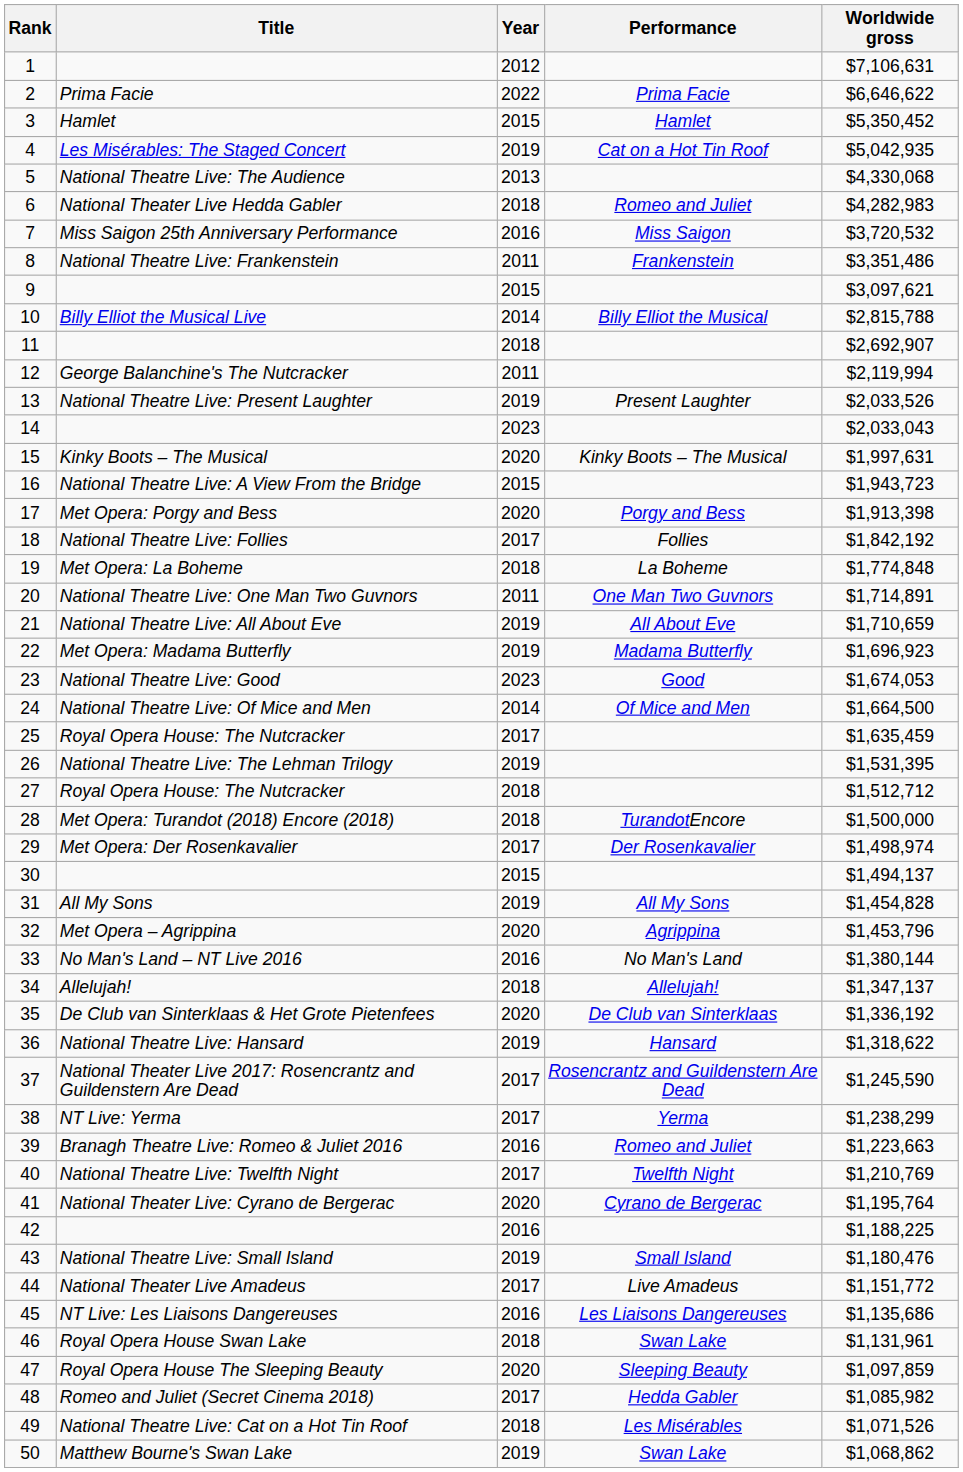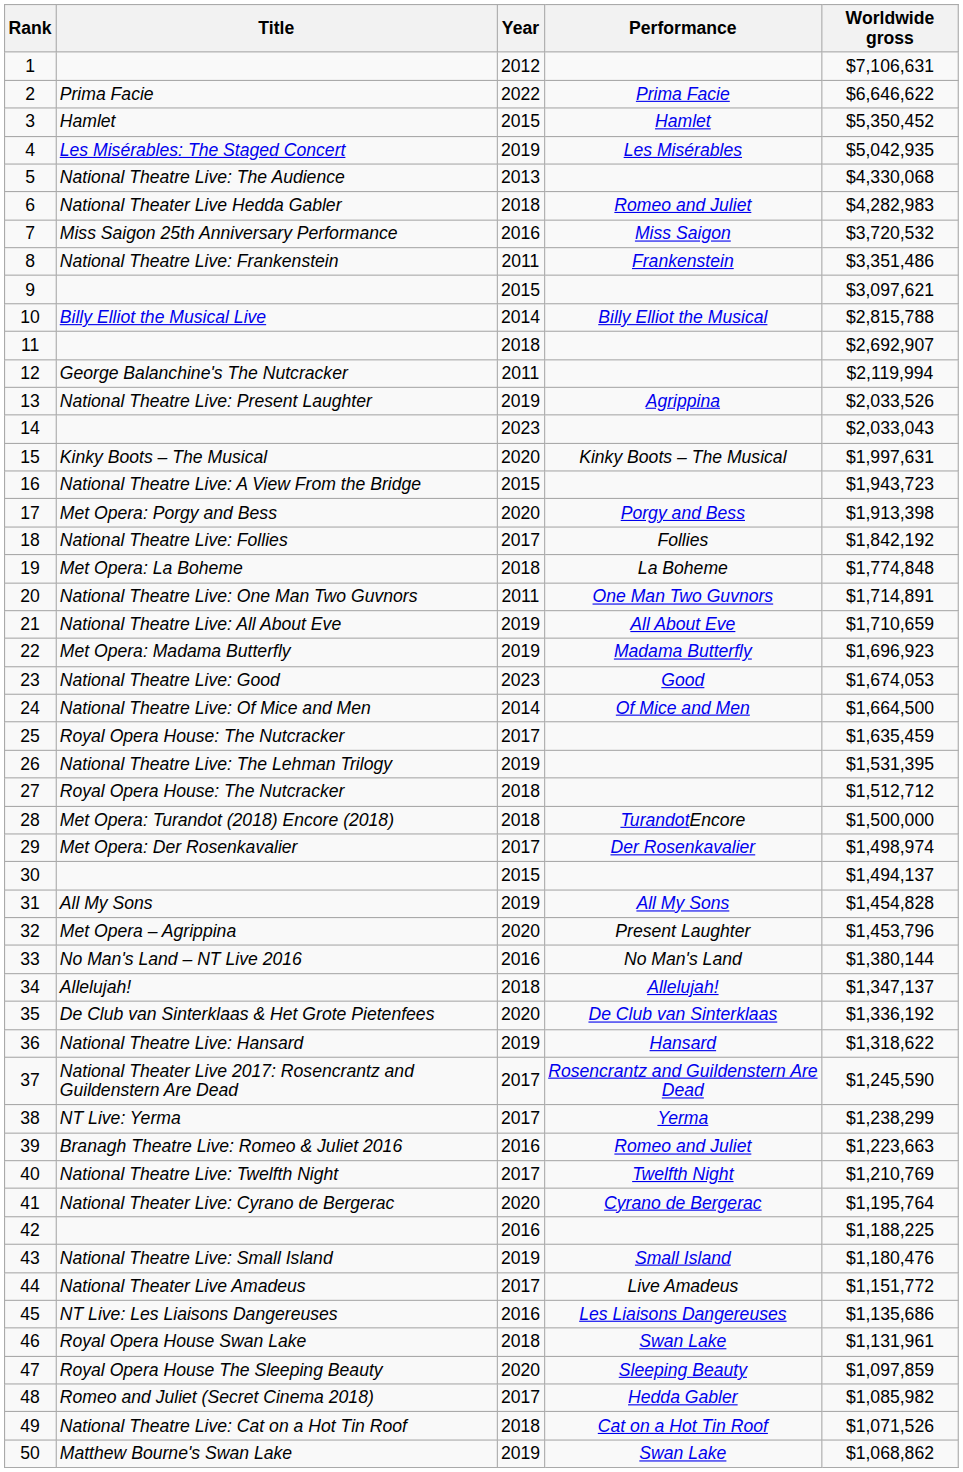(683, 149) Cat on a Hot Tin Roof -> (683, 149) Les Misérables
(683, 401) Present Laughter -> (683, 401) Agrippina
(683, 931) Agrippina -> (683, 931) Present Laughter
(683, 1425) Les Misérables -> (683, 1425) Cat on a Hot Tin Roof
